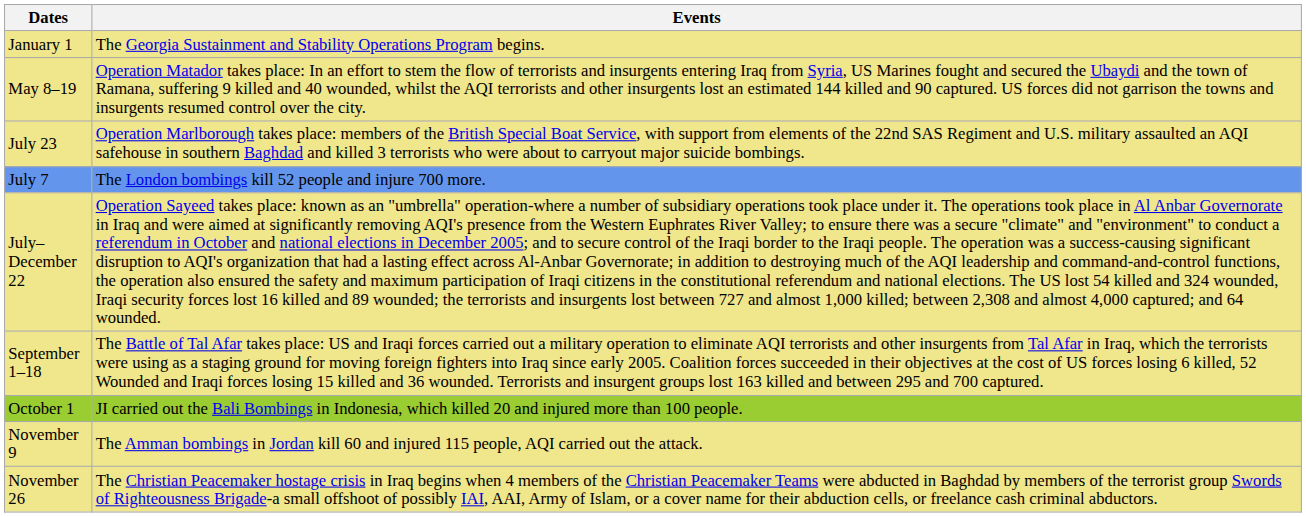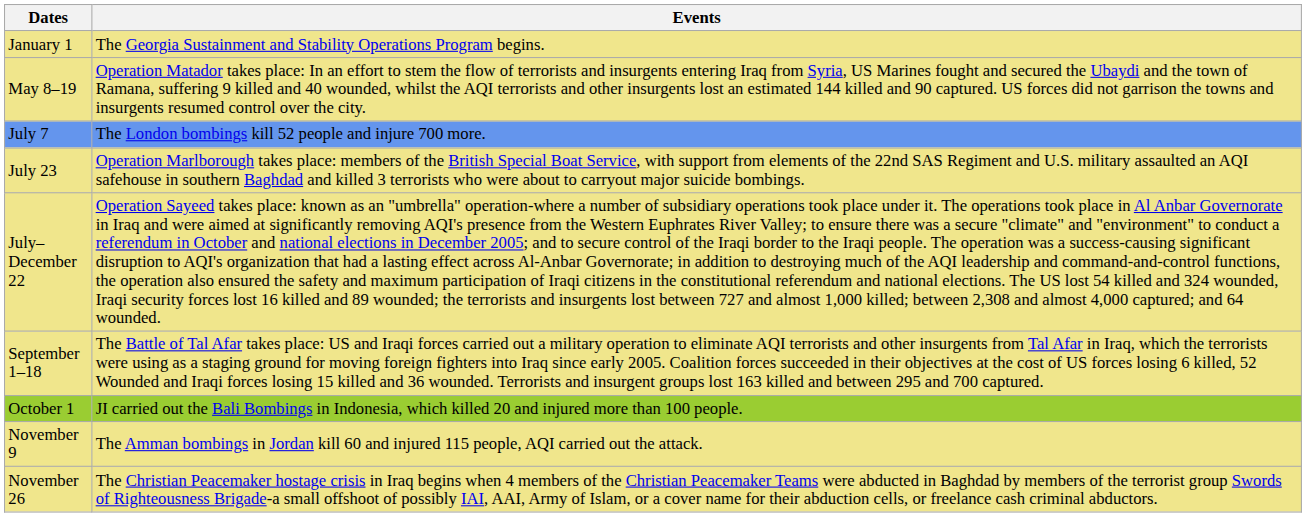rows swapped: (28, 179) <-> (33, 143)
